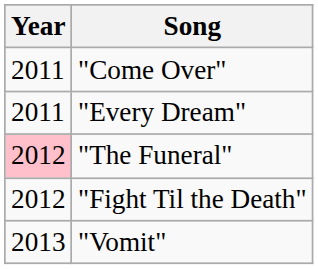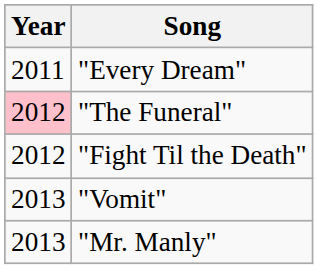- row: (152, 69)
+ row: (147, 241)
